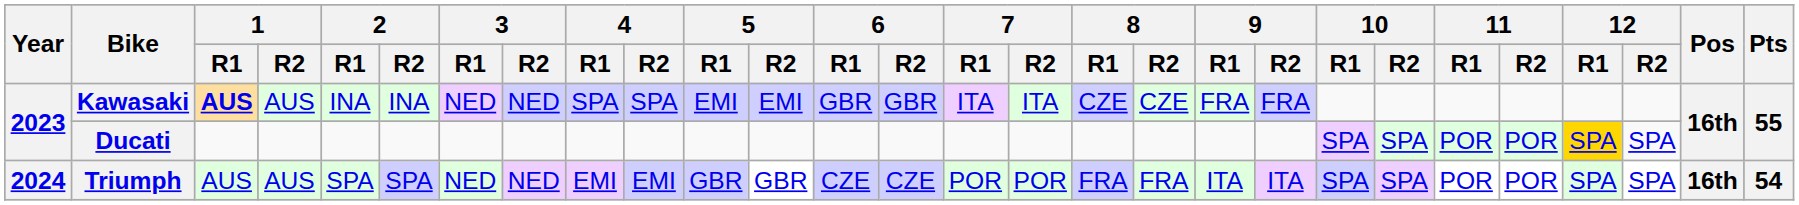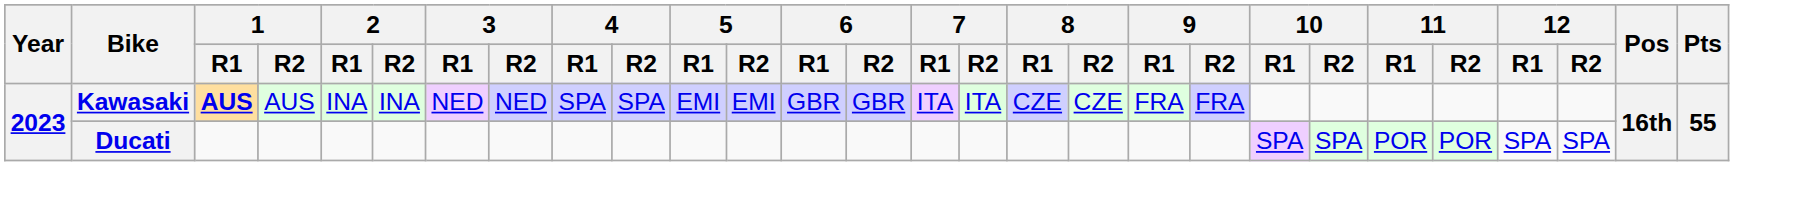(1593, 141) gold background -> (1527, 141) no background
- row: (133, 180)
